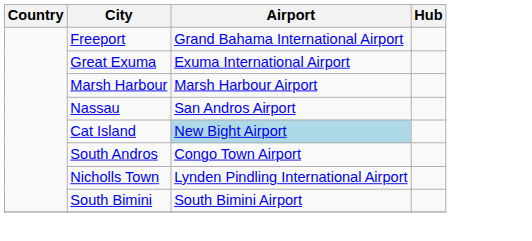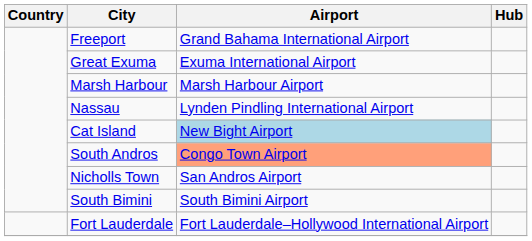(235, 108) San Andros Airport -> (297, 108) Lynden Pindling International Airport
(238, 154) no background -> (243, 154) lightsalmon background
(291, 177) Lynden Pindling International Airport -> (241, 177) San Andros Airport
+ row: (122, 223)
